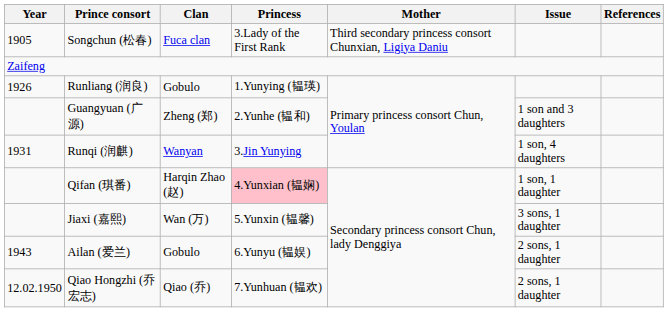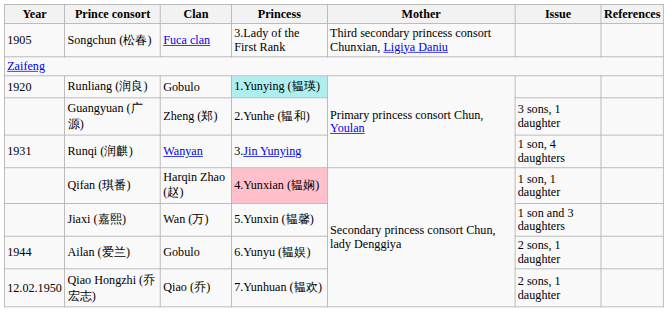(19, 86) 1926 -> (19, 86) 1920
(277, 86) no background -> (277, 86) paleturquoise background
(546, 116) 1 son and 3 daughters -> (539, 116) 3 sons, 1 daughter
(539, 219) 3 sons, 1 daughter -> (546, 219) 1 son and 3 daughters
(19, 252) 1943 -> (19, 252) 1944
